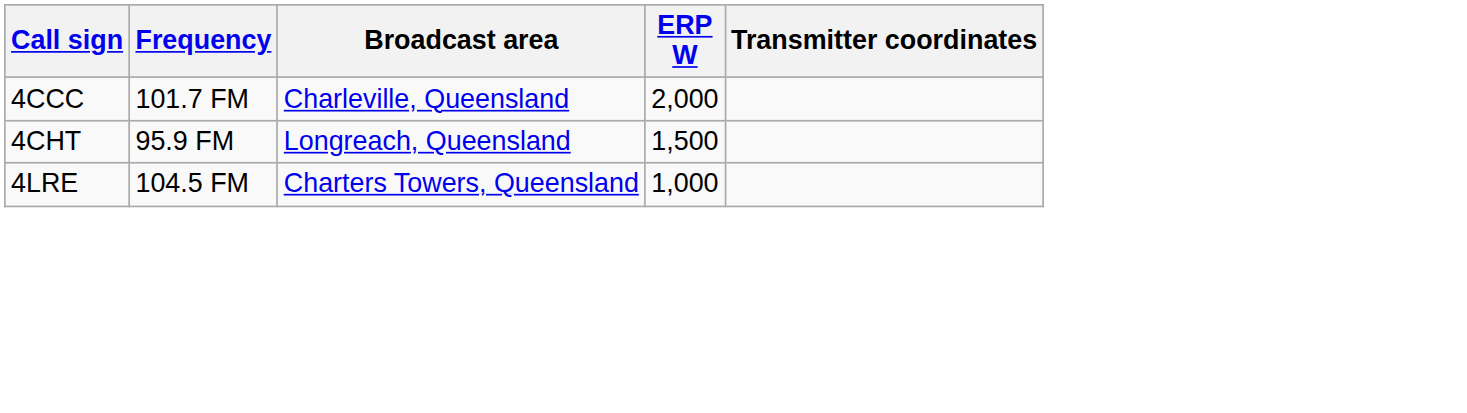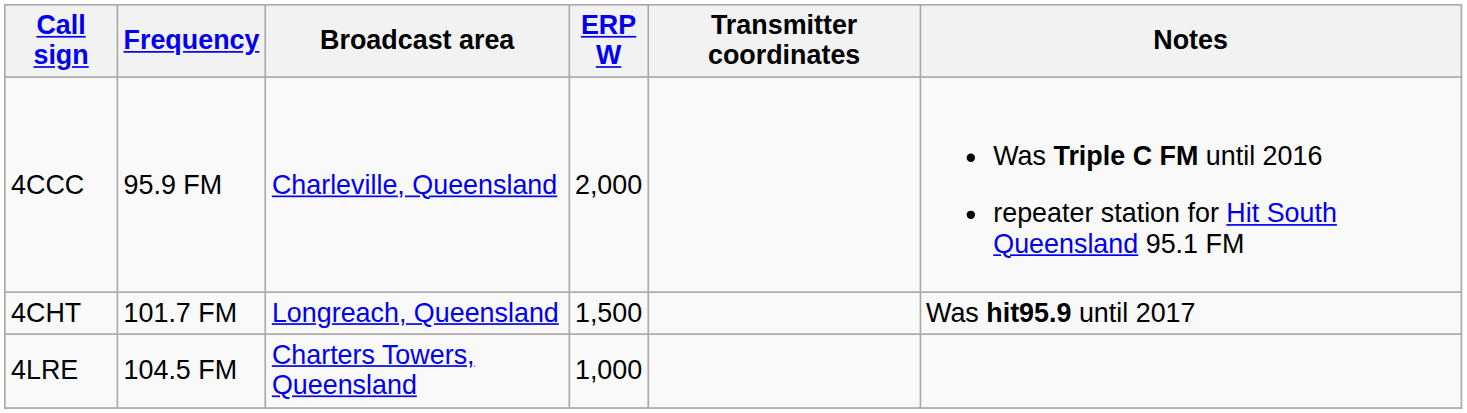+ column: (1191, 40)
(192, 98) 101.7 FM -> (173, 184) 95.9 FM
(185, 141) 95.9 FM -> (180, 312) 101.7 FM
